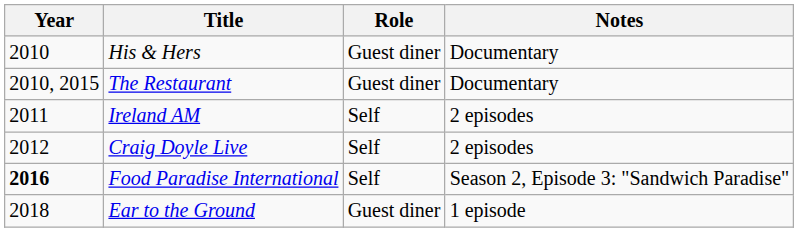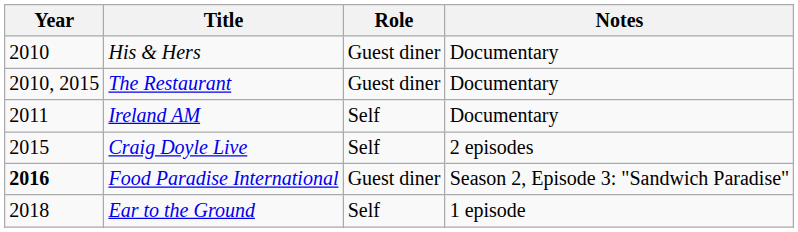(492, 115) 2 episodes -> (504, 115) Documentary
(29, 147) 2012 -> (29, 147) 2015
(364, 178) Self -> (394, 178) Guest diner
(394, 210) Guest diner -> (364, 210) Self
